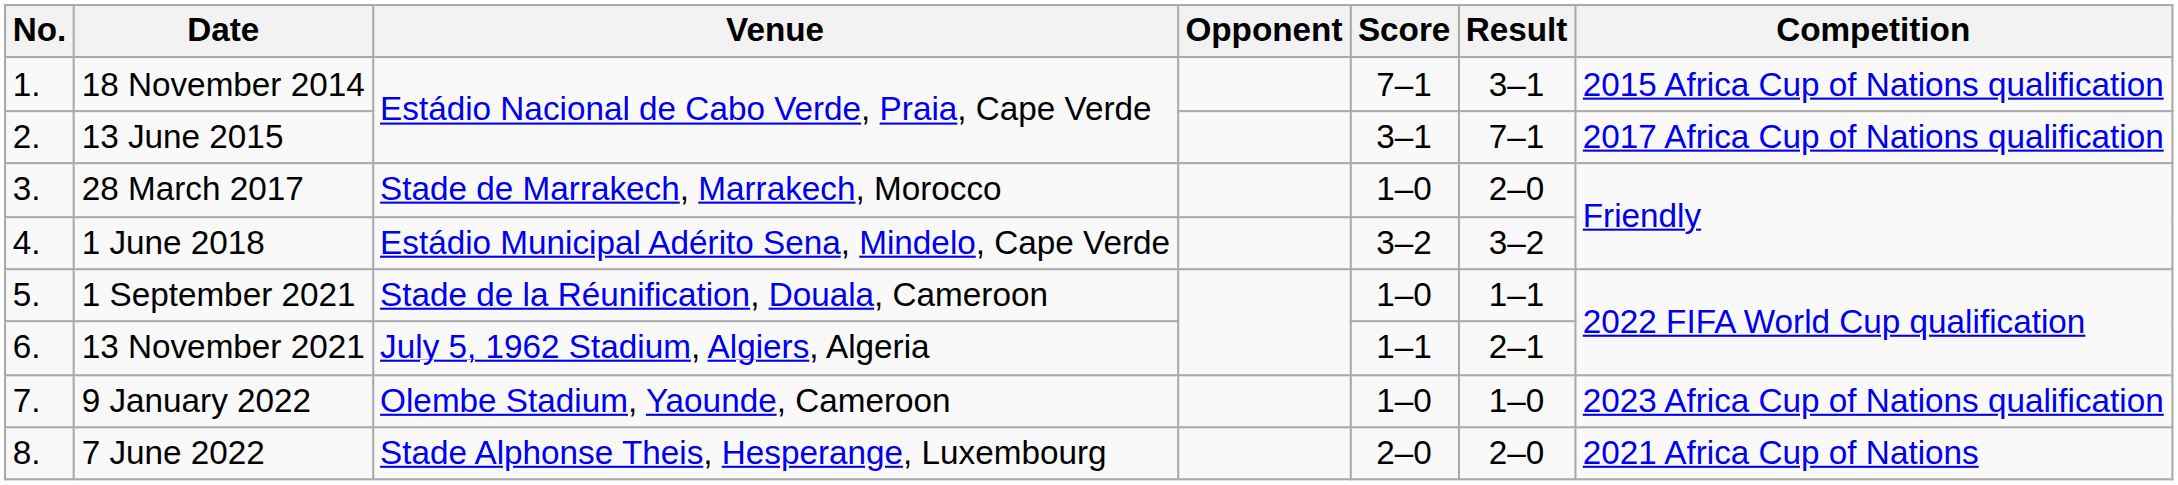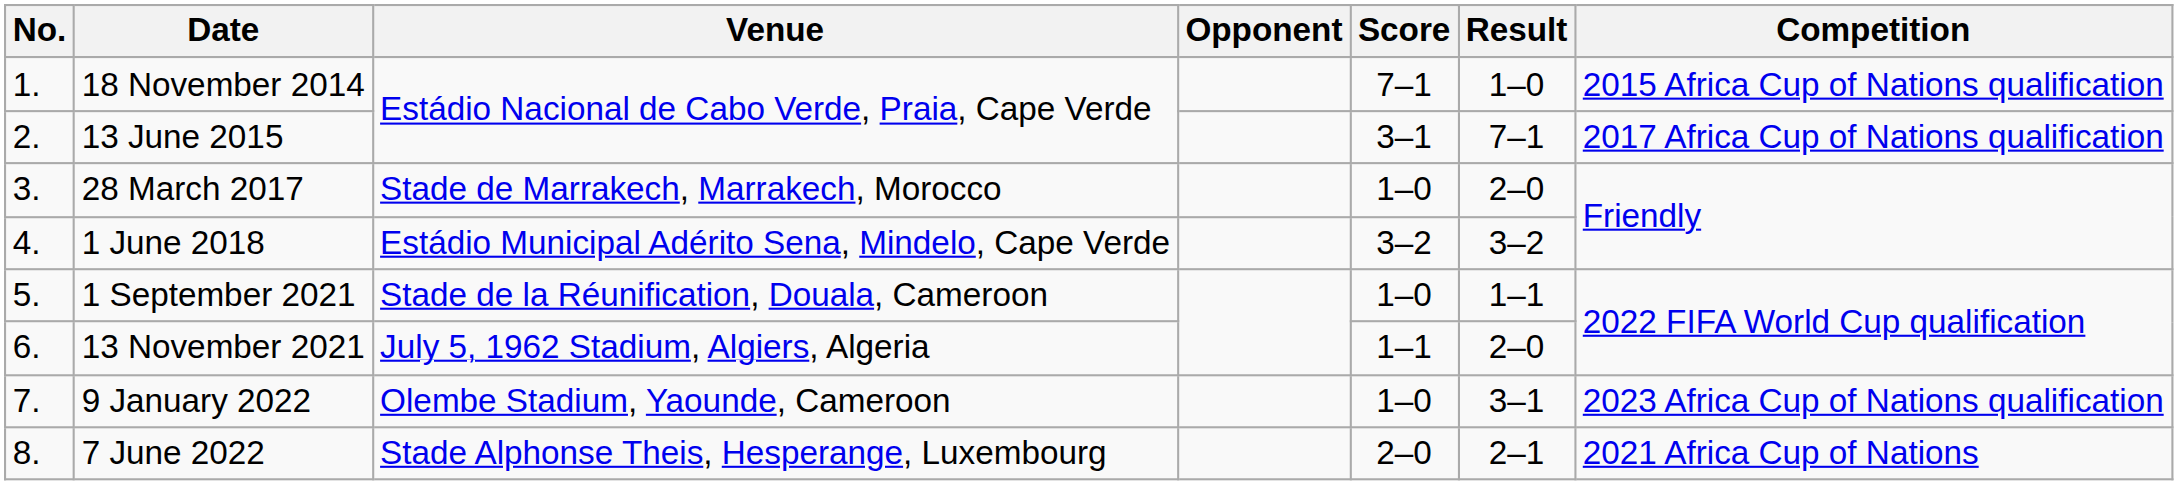(1517, 83) 3–1 -> (1517, 83) 1–0
(1517, 347) 2–1 -> (1517, 347) 2–0
(1517, 400) 1–0 -> (1517, 400) 3–1
(1517, 453) 2–0 -> (1517, 453) 2–1
